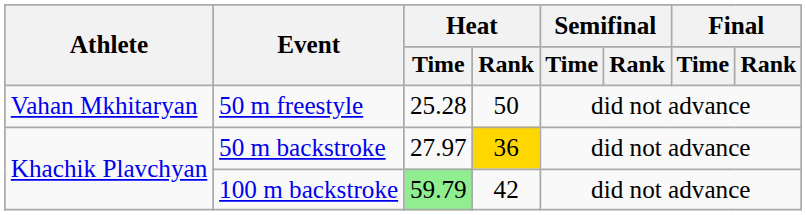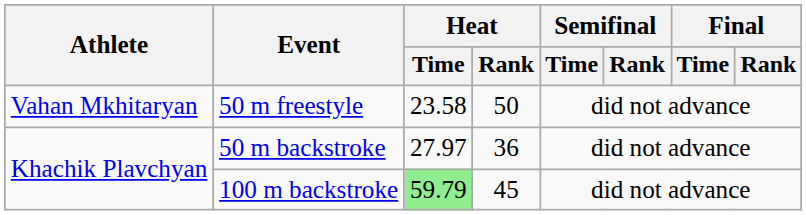(438, 106) 25.28 -> (438, 106) 23.58
(506, 148) gold background -> (506, 148) no background
(506, 189) 42 -> (506, 189) 45
